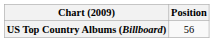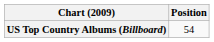(189, 29) 56 -> (189, 29) 54
